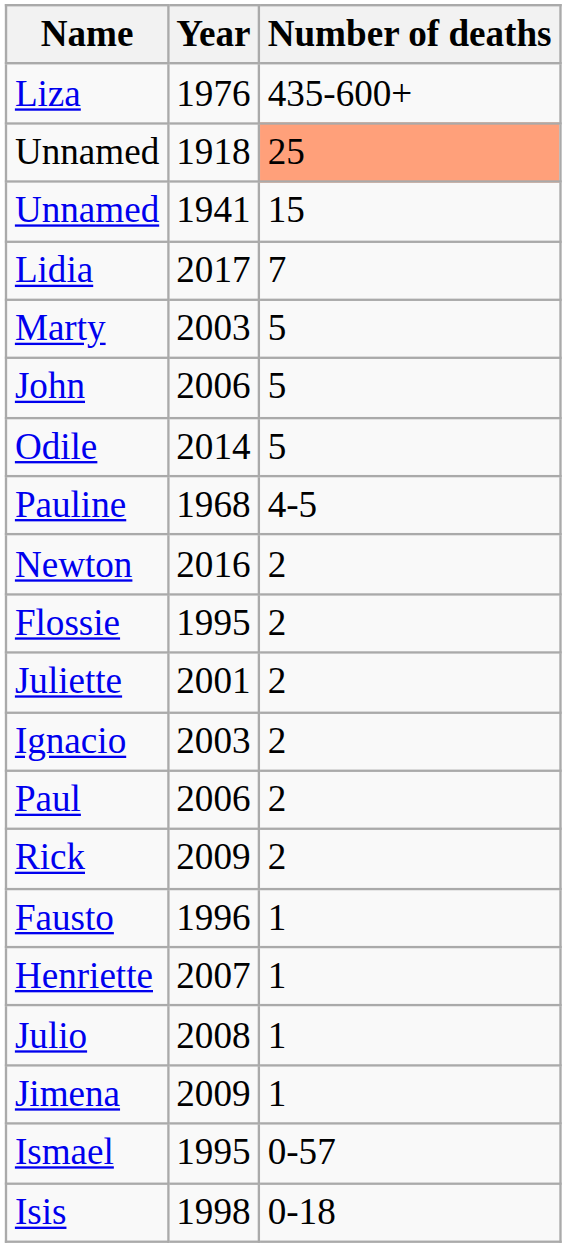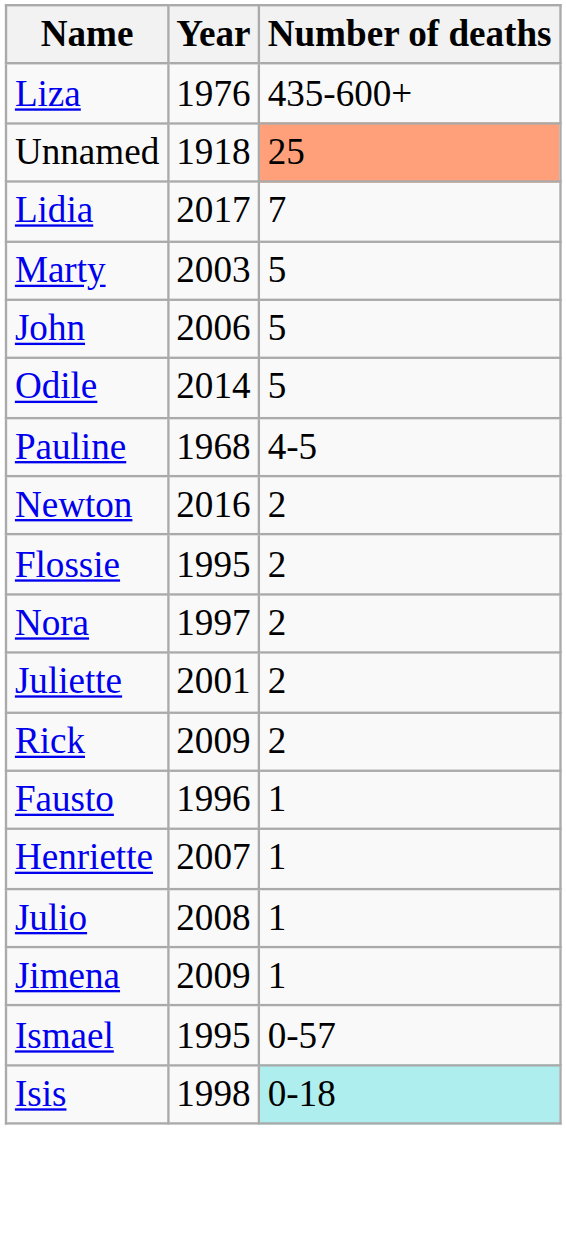- row: (87, 210)
+ row: (52, 622)
- row: (71, 740)
- row: (48, 799)
(302, 1211) no background -> (302, 1093) paleturquoise background
